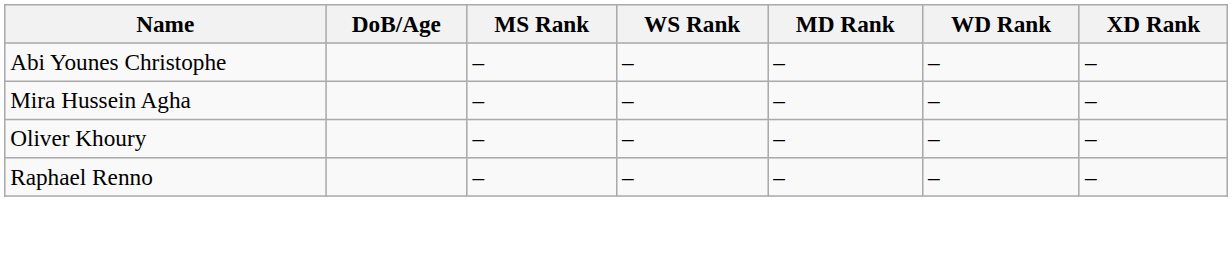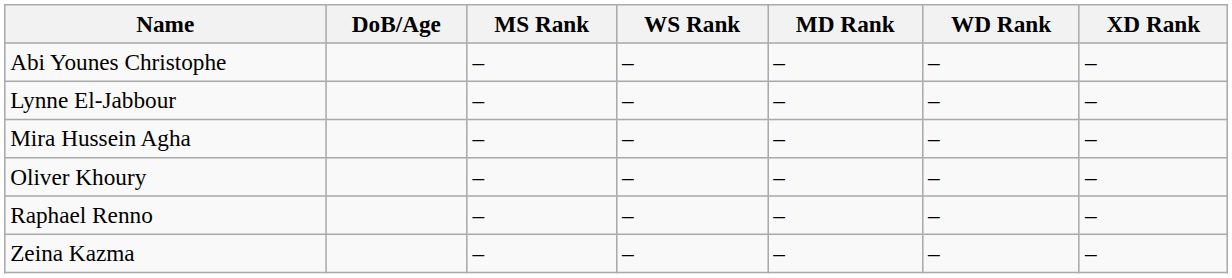+ row: (93, 100)
+ row: (72, 253)
